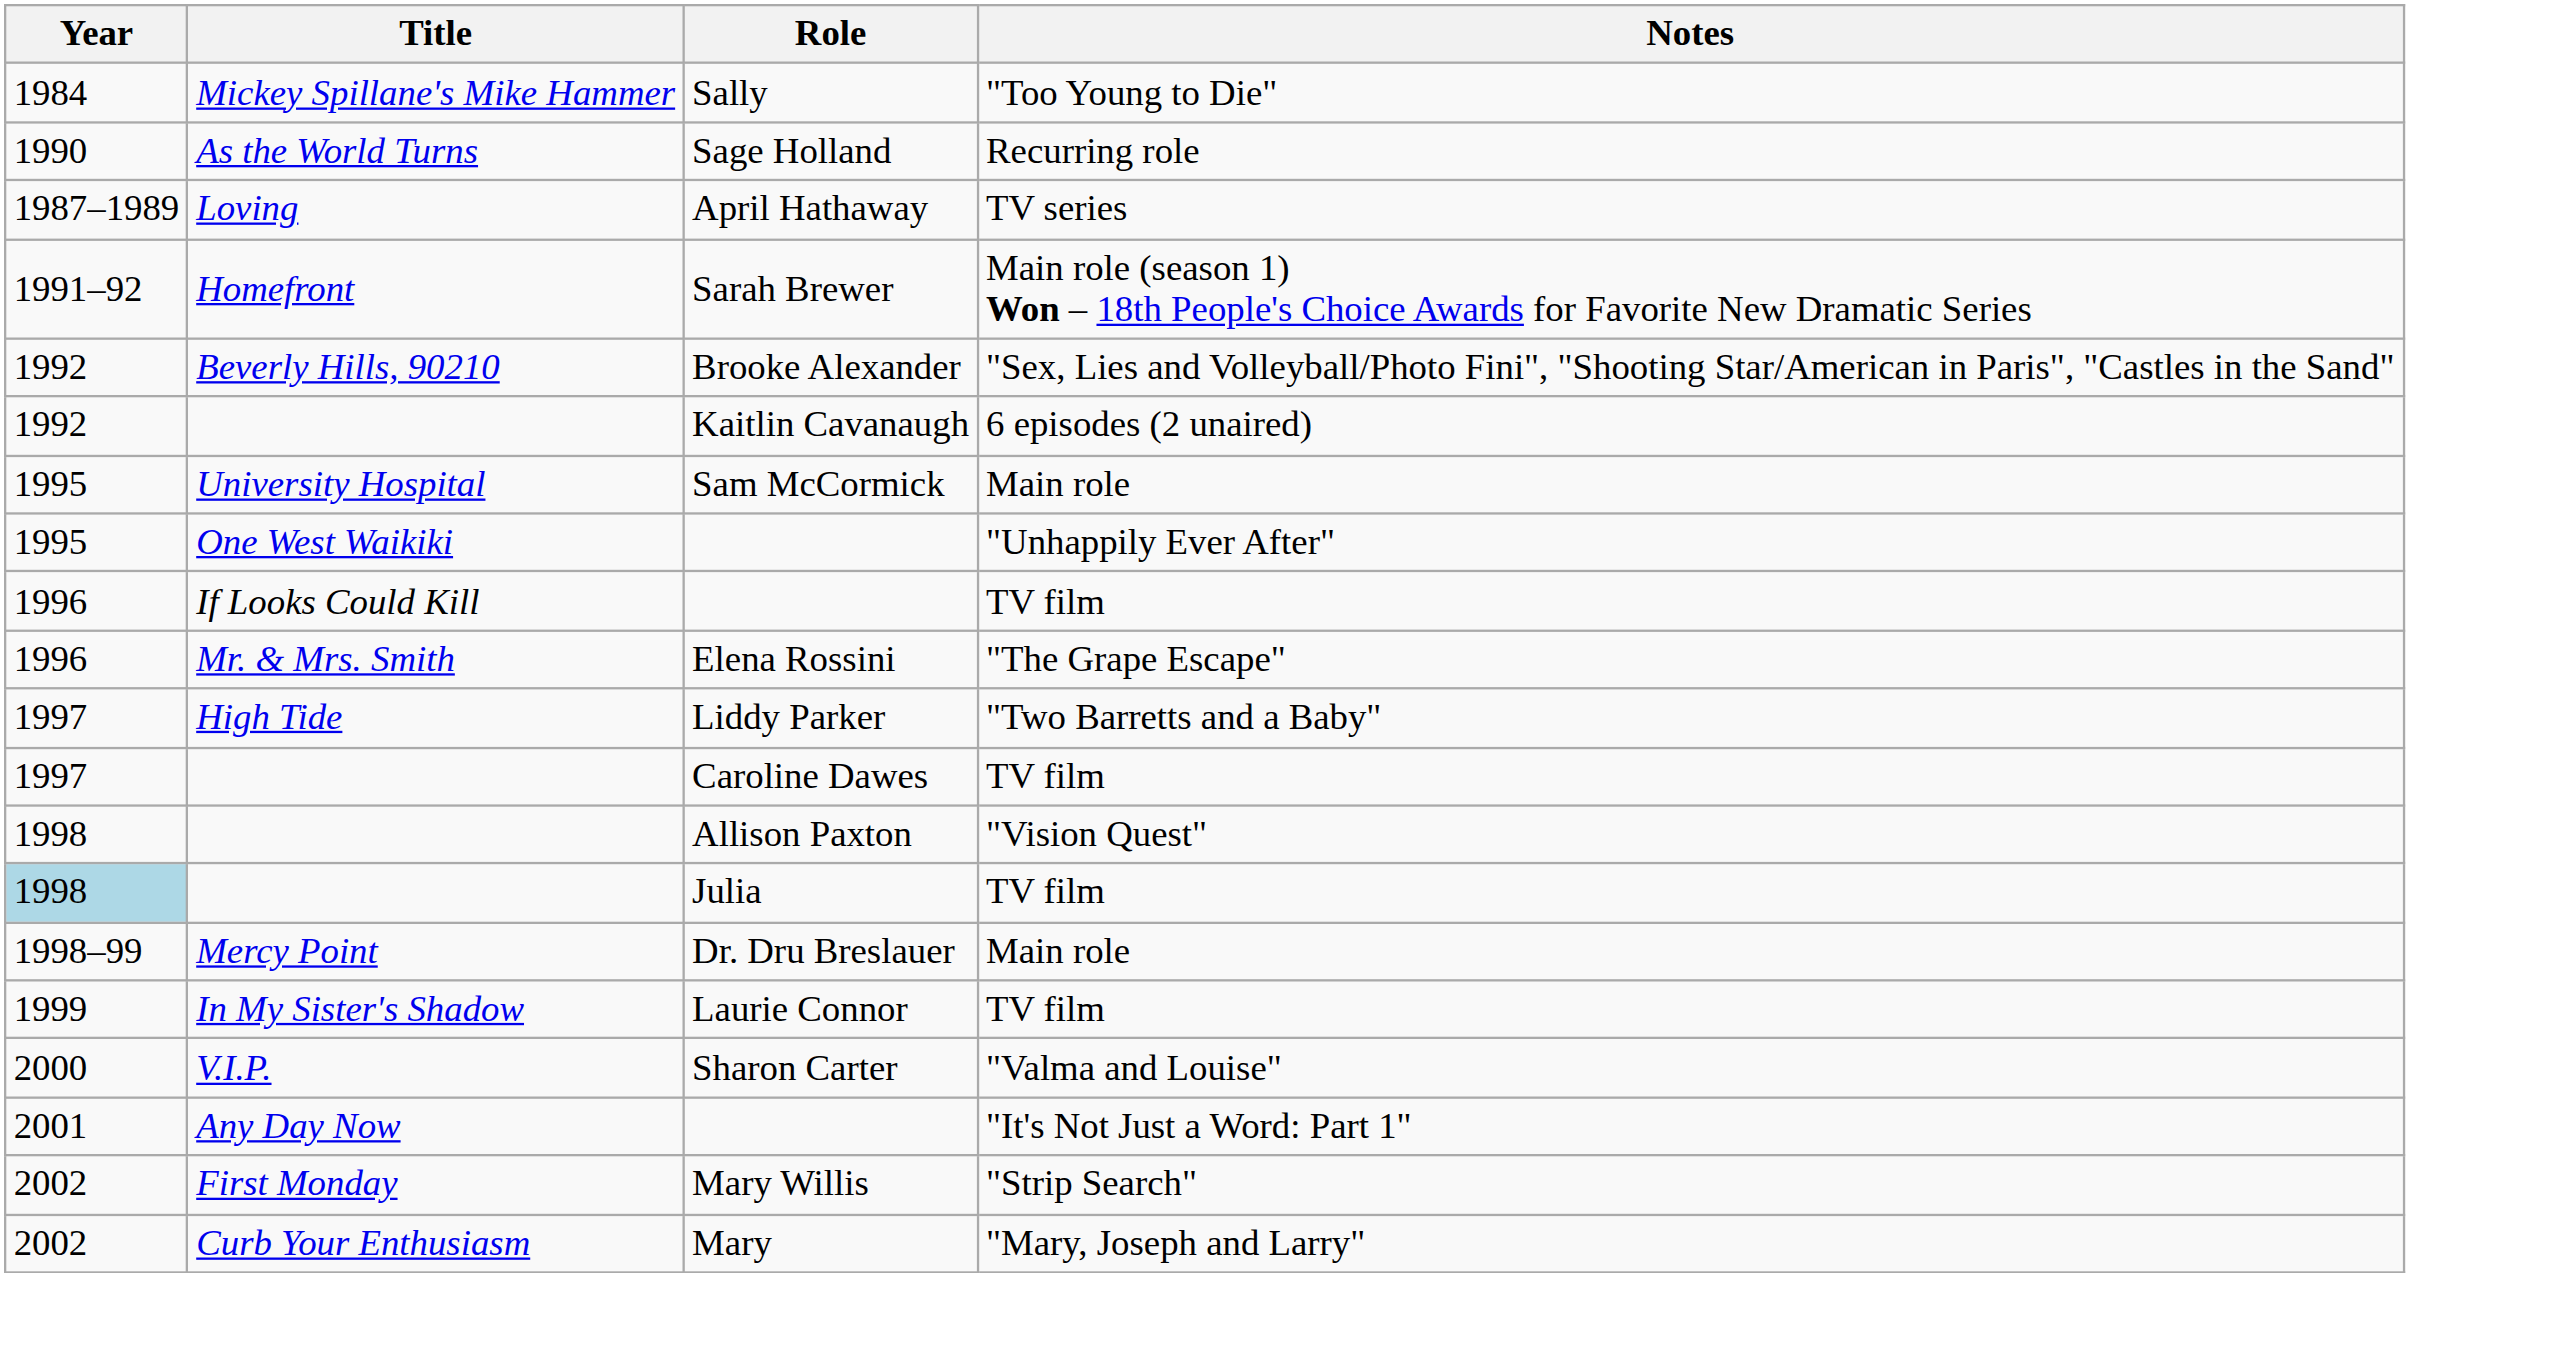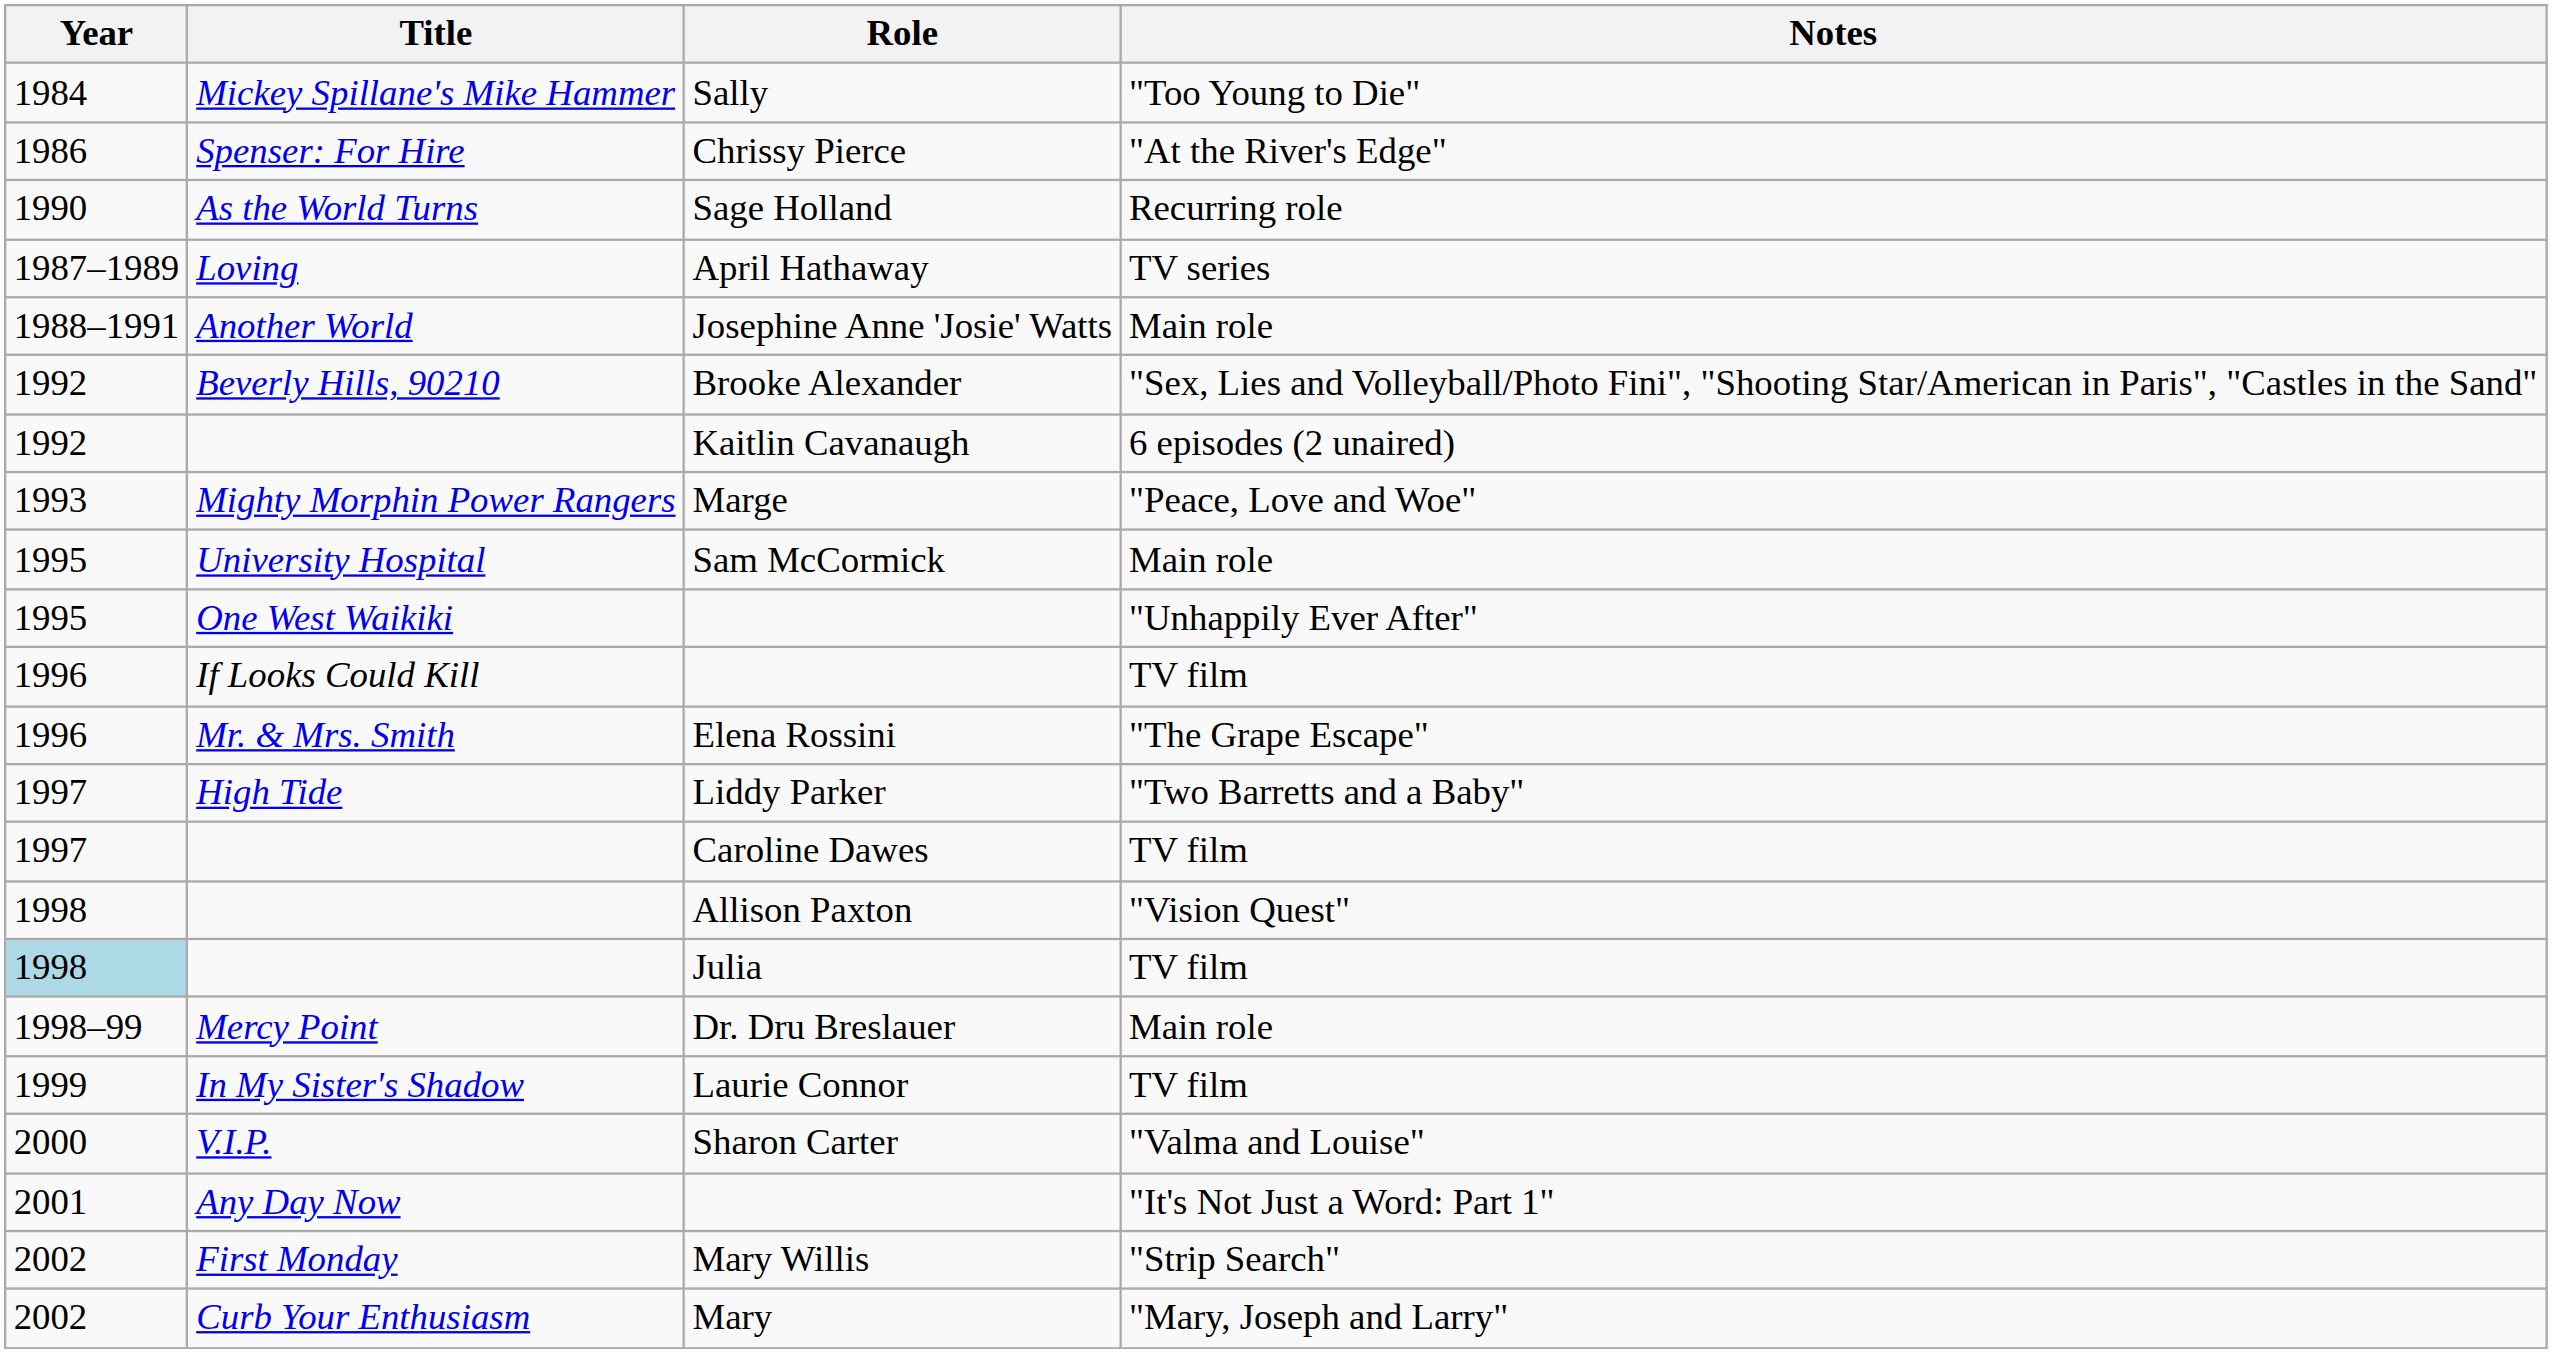+ row: (330, 150)
+ row: (304, 325)
- row: (275, 287)
+ row: (436, 500)
